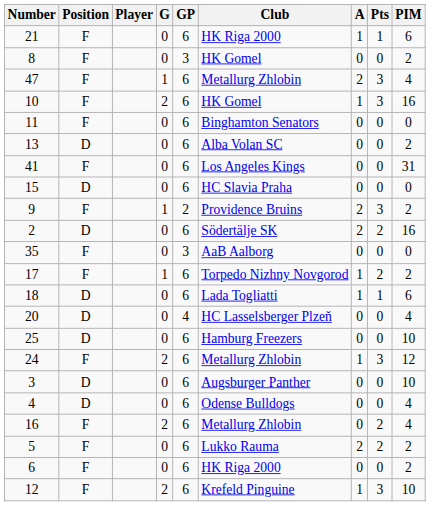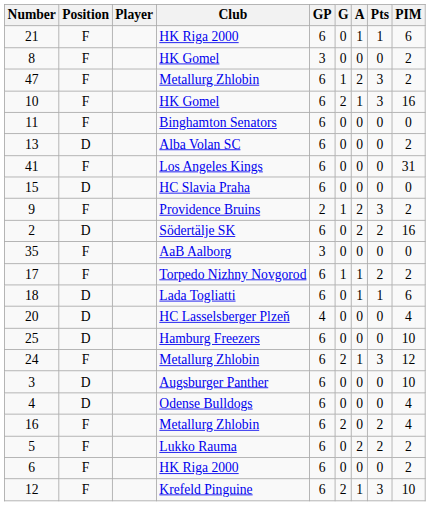columns swapped: (275, 15) <-> (165, 15)
(408, 79) 4 -> (408, 79) 2
